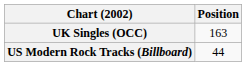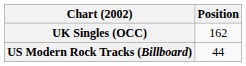(218, 33) 163 -> (218, 33) 162
